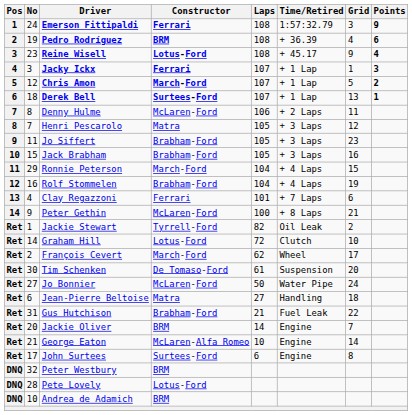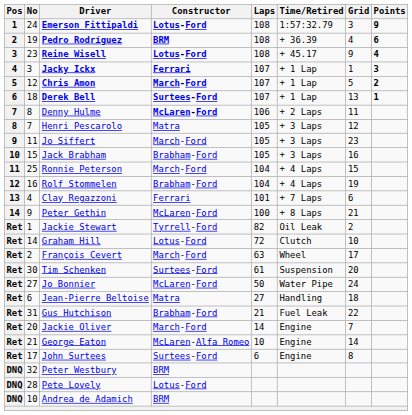(172, 26) Ferrari -> (180, 26) Lotus-Ford
(185, 112) normal -> (185, 112) bold
(185, 141) Brabham-Ford -> (180, 141) March-Ford
(32, 170) 29 -> (32, 170) 25
(259, 256) 62 -> (259, 256) 63
(191, 270) De Tomaso-Ford -> (185, 270) Surtees-Ford
(161, 328) BRM -> (180, 328) March-Ford
